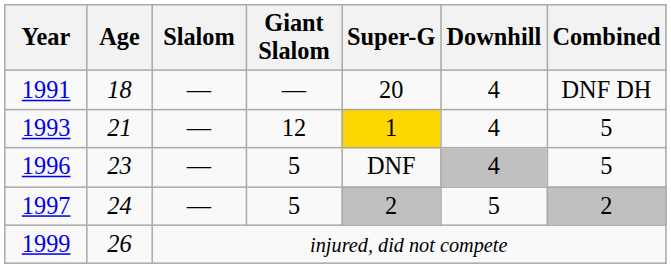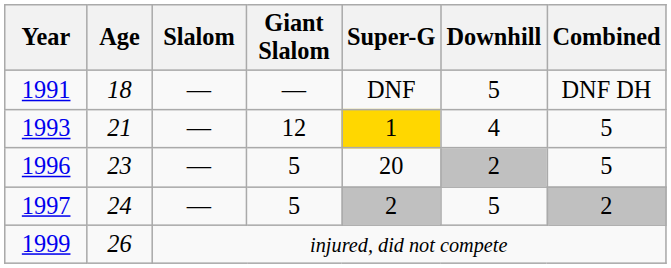(391, 89) 20 -> (391, 89) DNF
(494, 89) 4 -> (494, 89) 5
(391, 166) DNF -> (391, 166) 20
(494, 166) 4 -> (494, 166) 2
